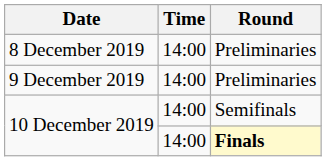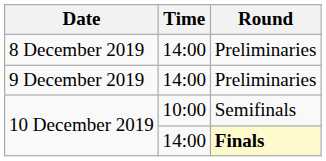(184, 110) 14:00 -> (184, 110) 10:00
